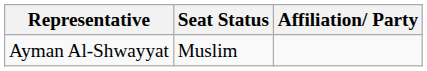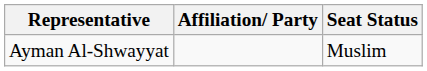columns swapped: (348, 19) <-> (223, 19)
